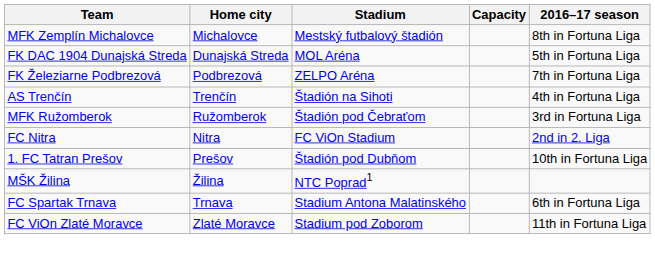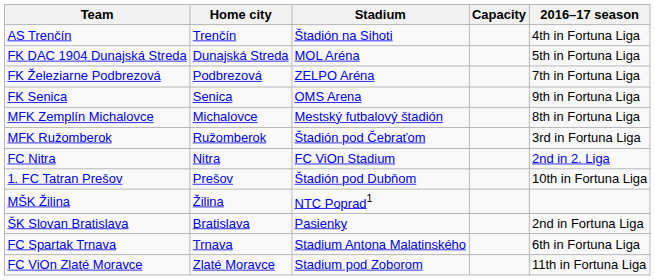rows swapped: (39, 96) <-> (80, 35)
+ row: (37, 96)
+ row: (68, 223)
